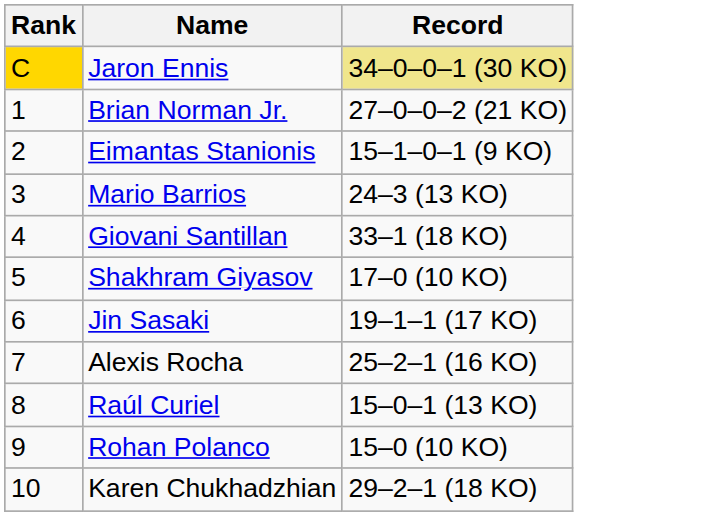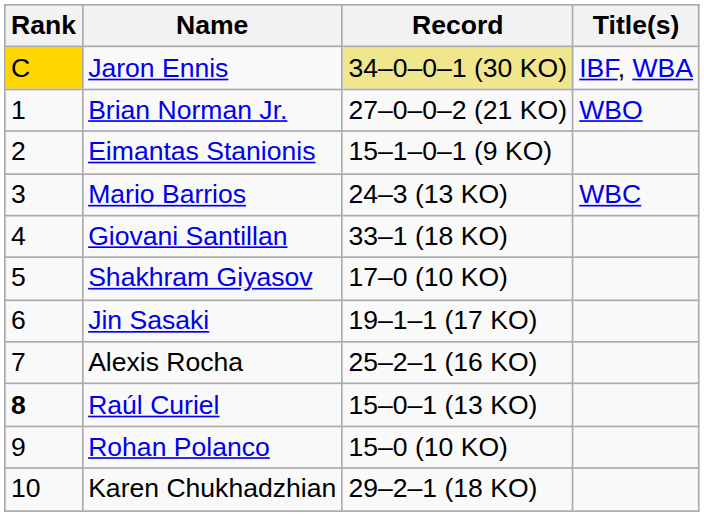+ column: (636, 25)
(18, 404) normal -> (18, 404) bold
